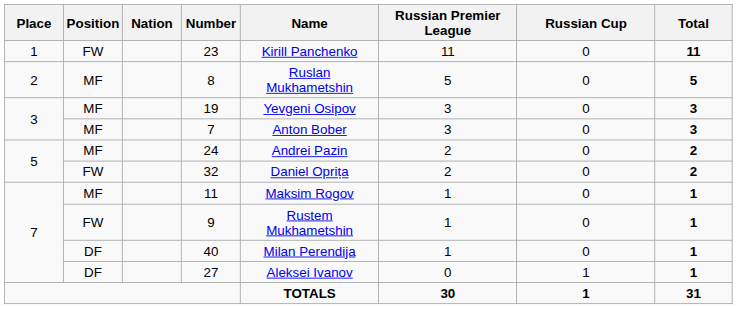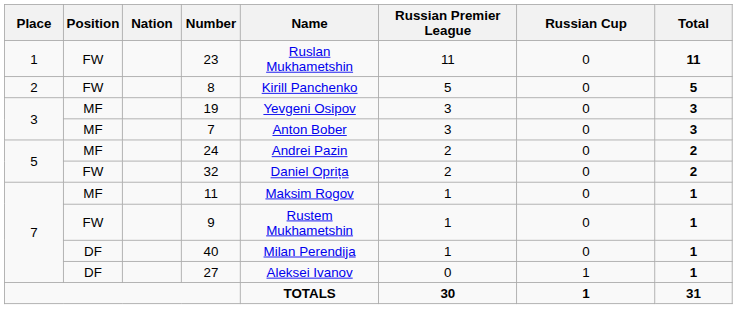(310, 51) Kirill Panchenko -> (310, 59) Ruslan Mukhametshin
(93, 80) MF -> (93, 87) FW
(310, 80) Ruslan Mukhametshin -> (310, 87) Kirill Panchenko
